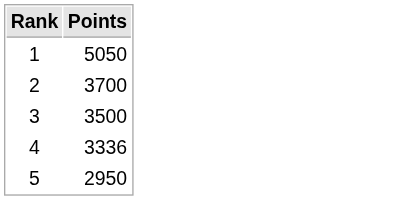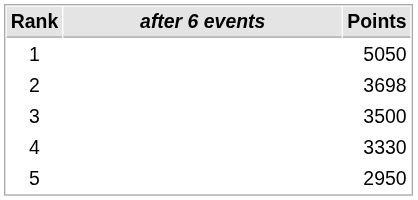+ column: (203, 22)
(105, 85) 3700 -> (385, 85) 3698
(105, 147) 3336 -> (385, 147) 3330
